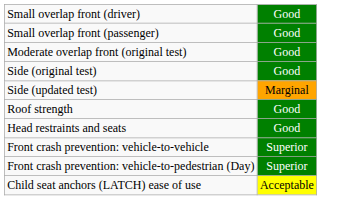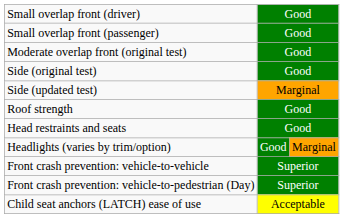+ row: (89, 147)
